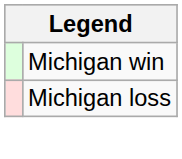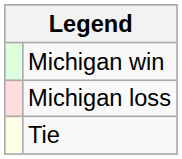+ row: (44, 136)
